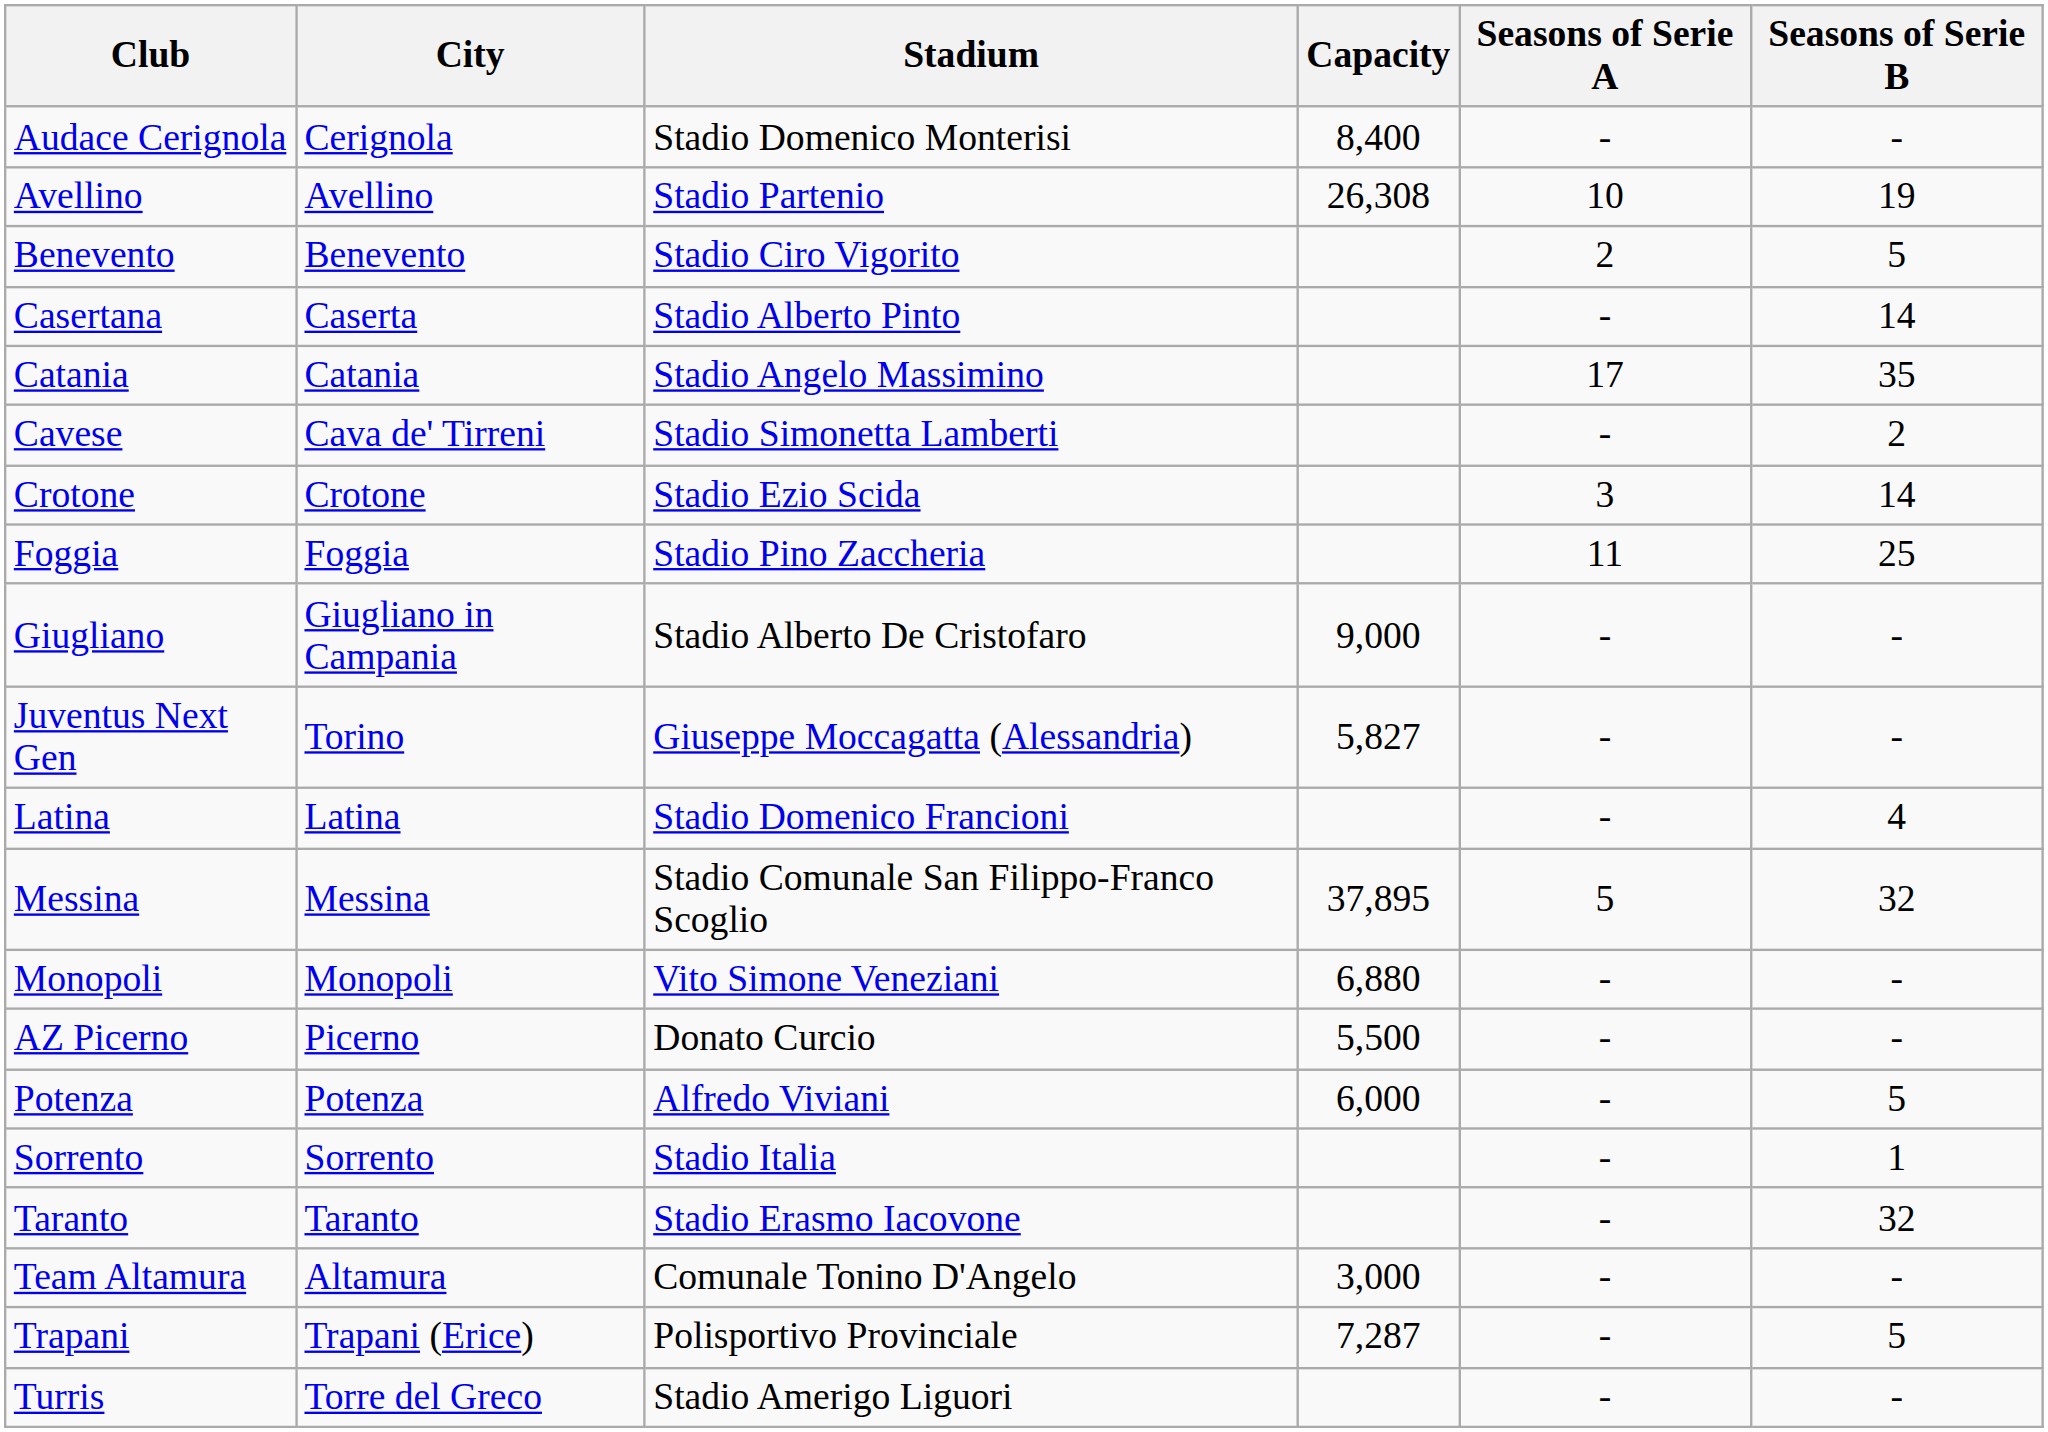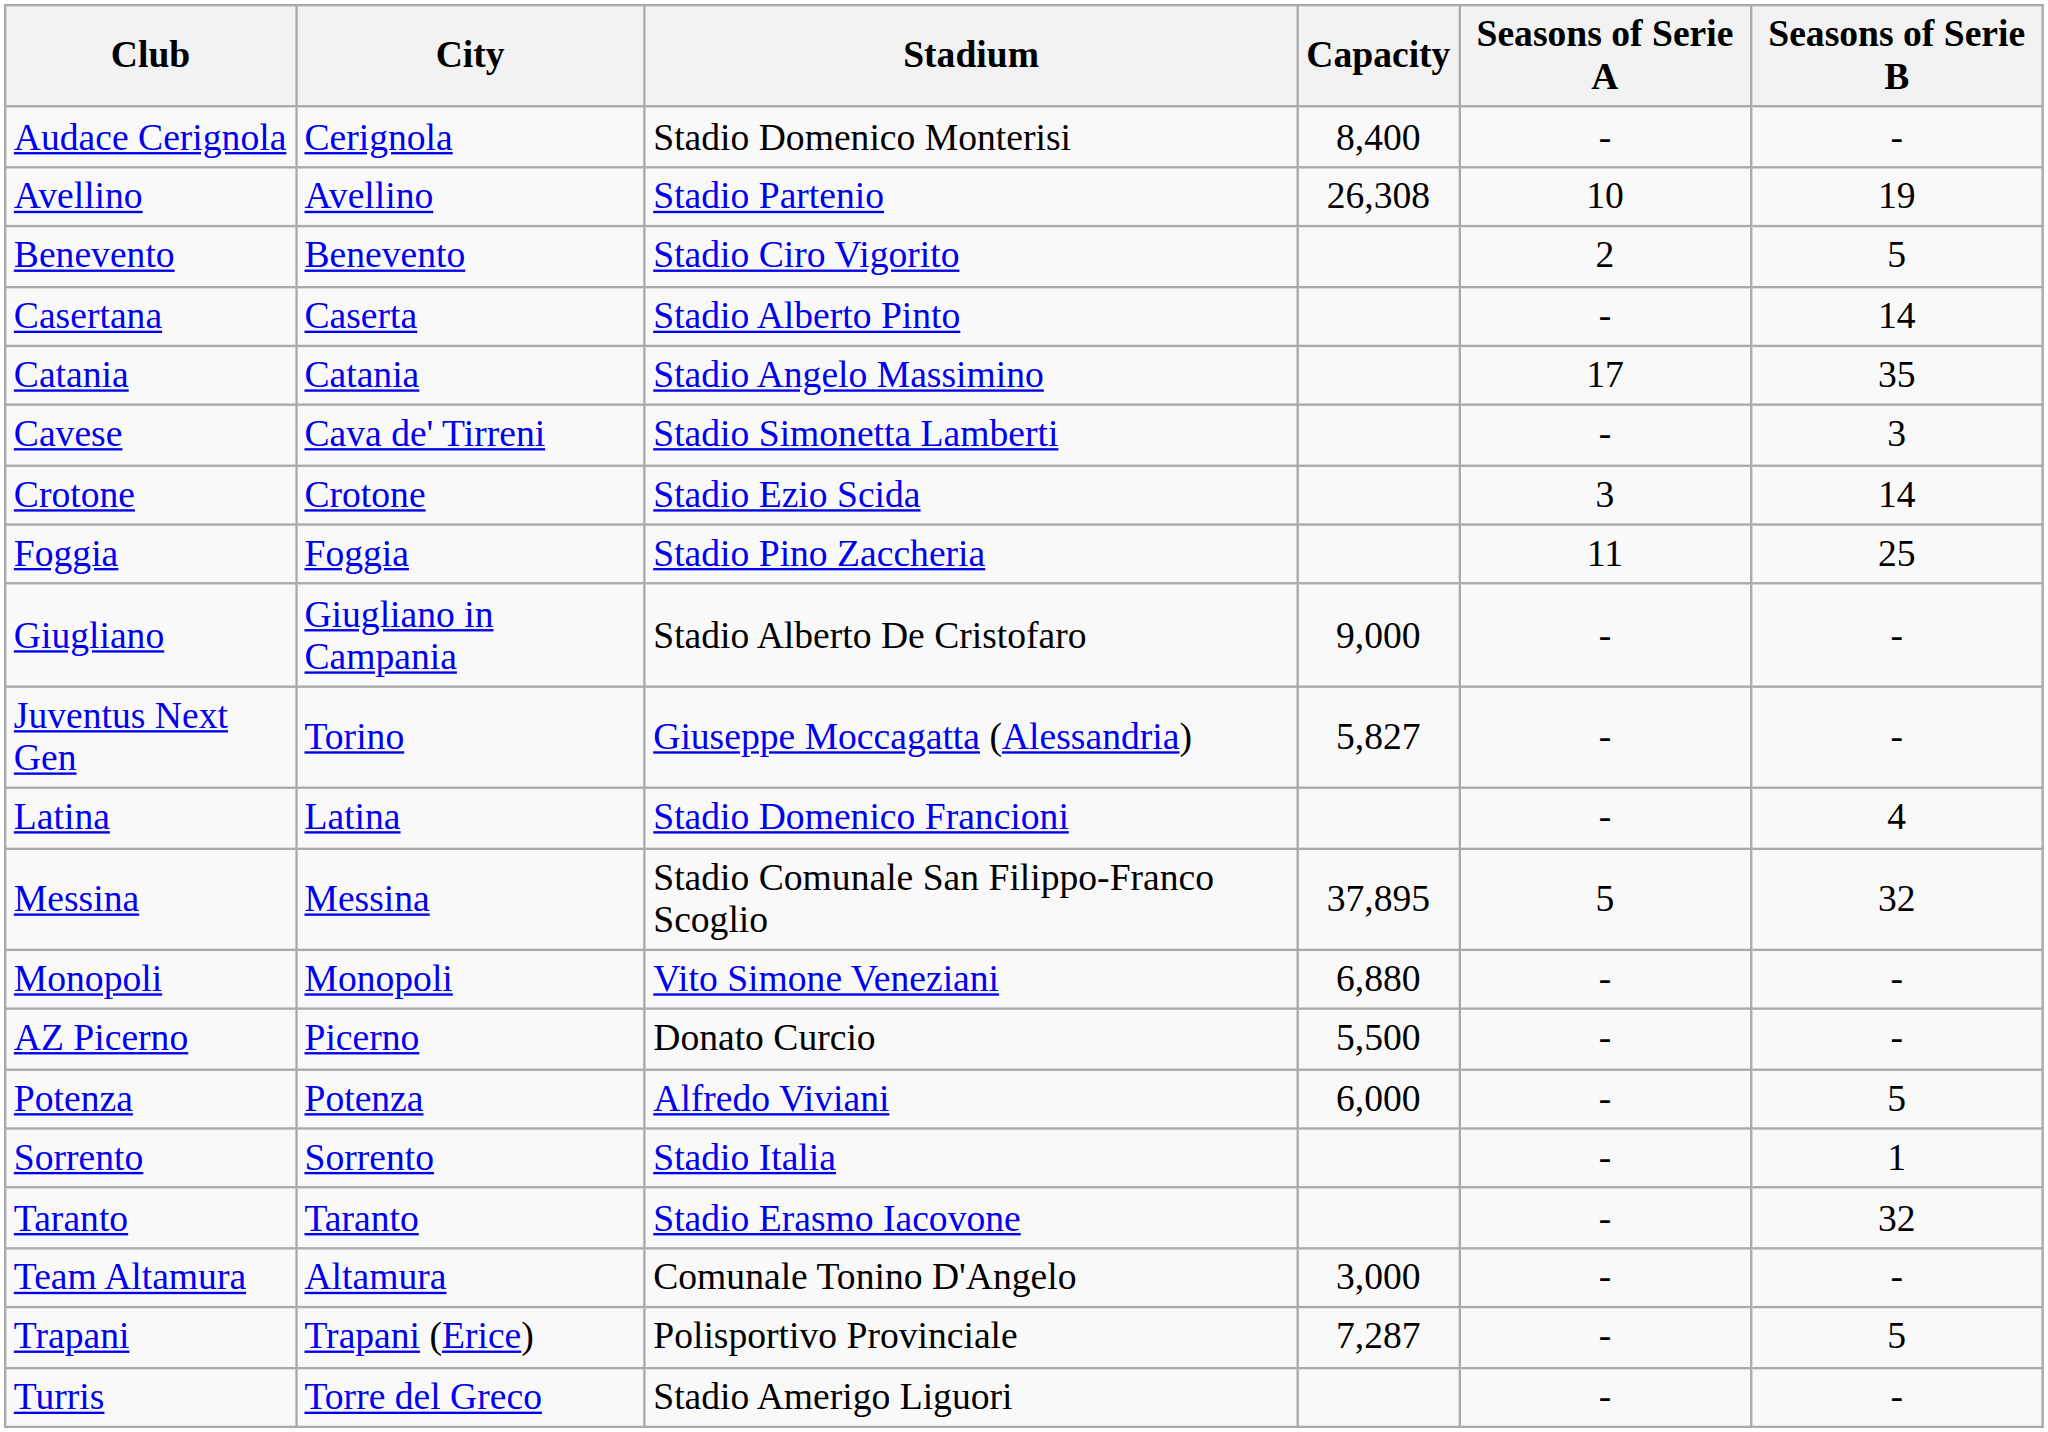(1897, 434) 2 -> (1897, 434) 3
